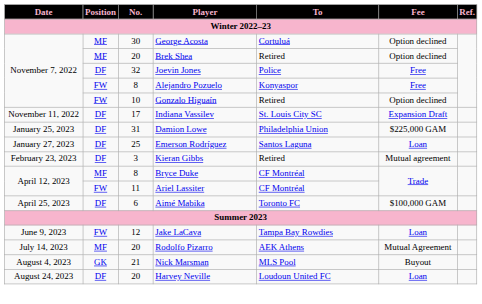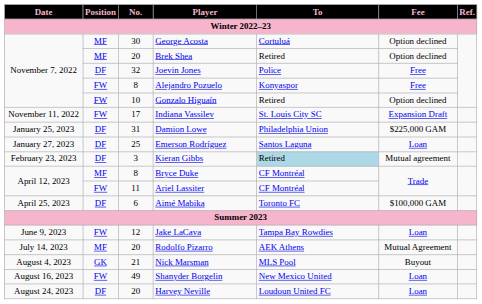(100, 115) DF -> (100, 115) FW
(272, 159) no background -> (272, 159) lightblue background
+ row: (189, 277)
